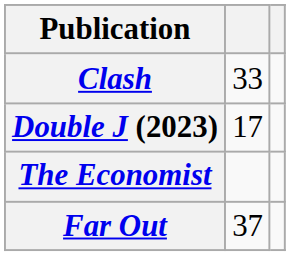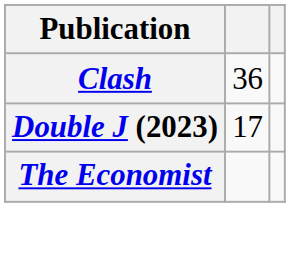(248, 77) 33 -> (248, 77) 36
- row: (115, 224)
